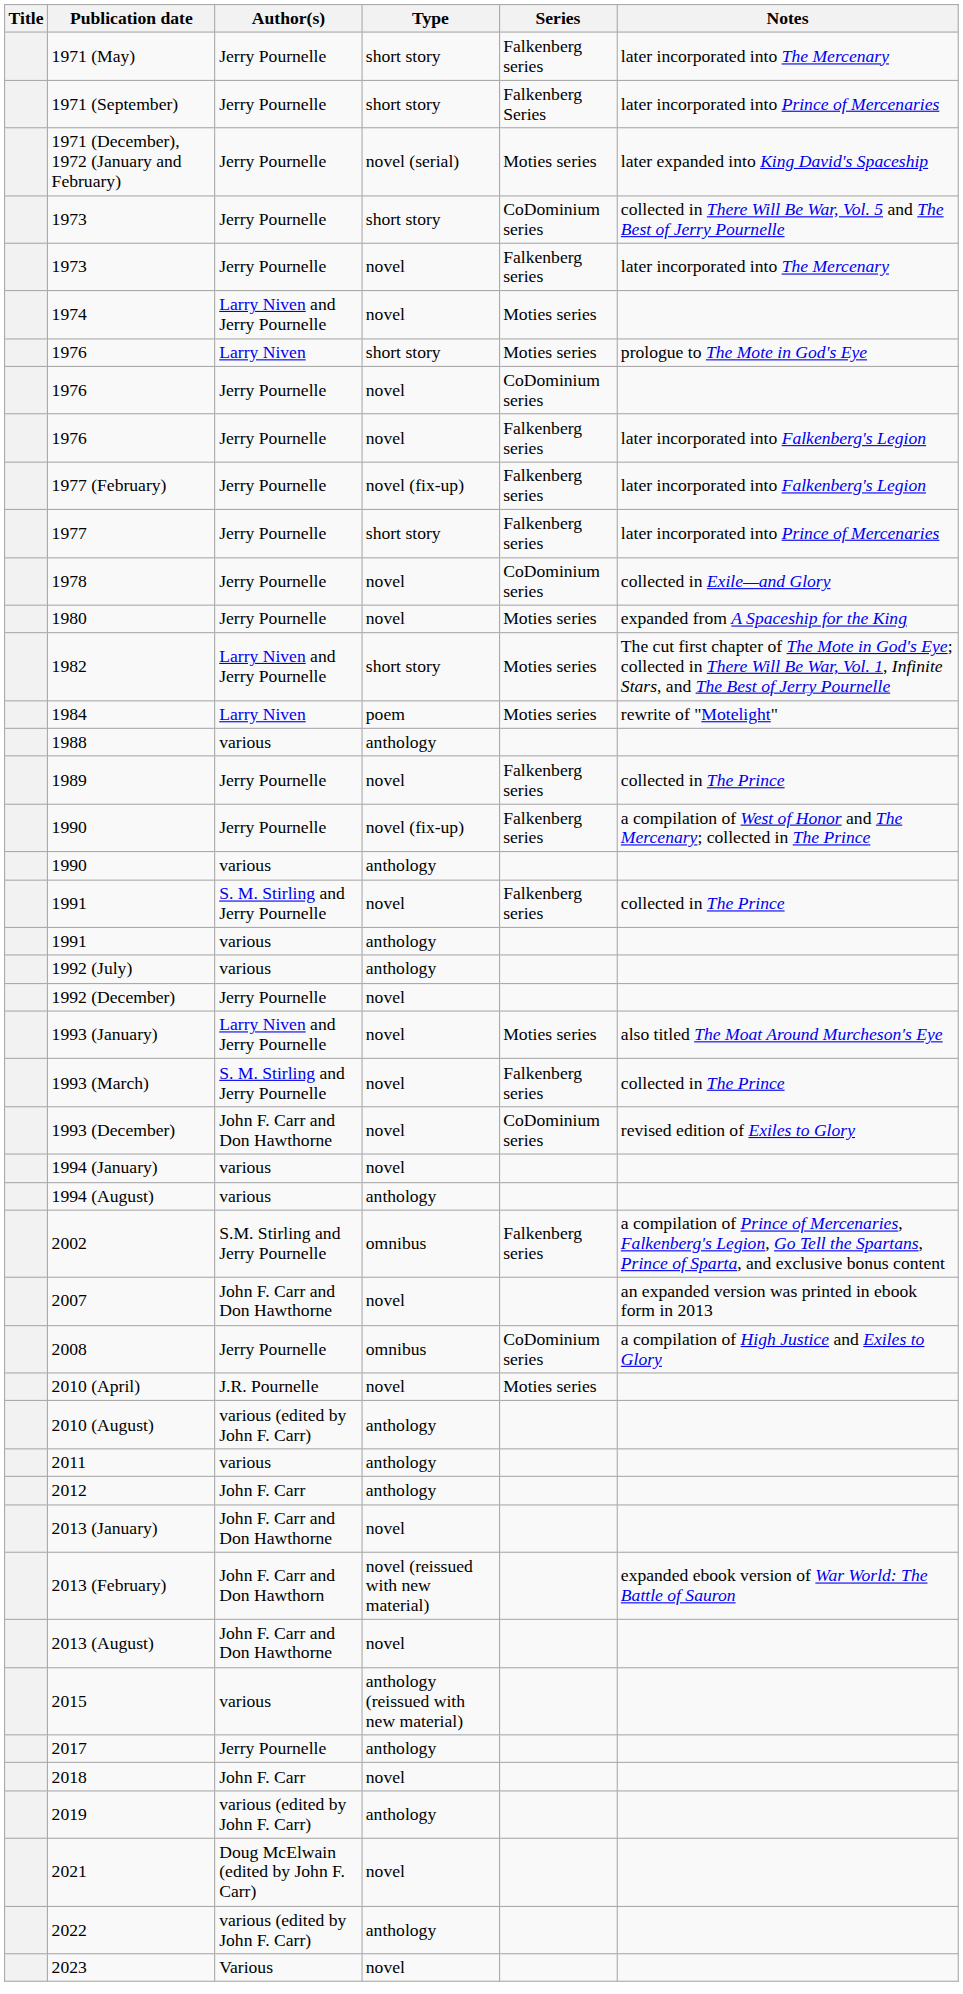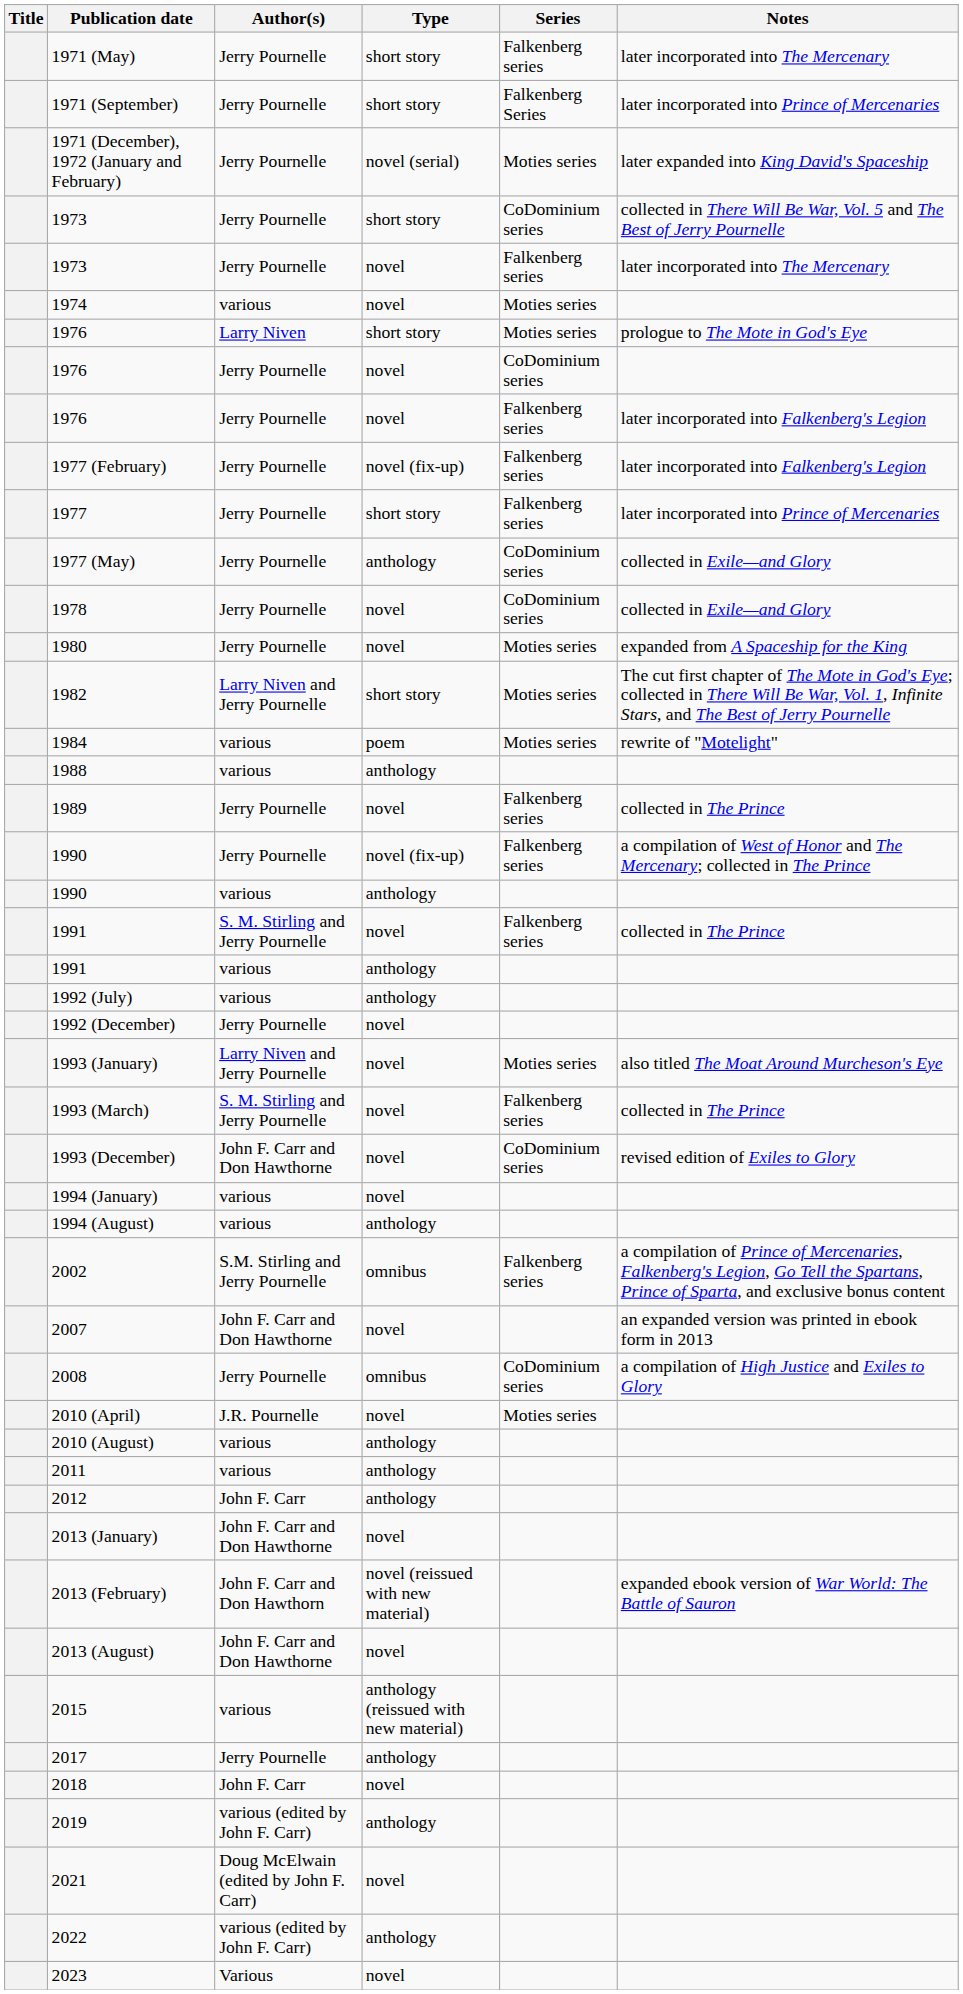(277, 314) Larry Niven and Jerry Pournelle -> (245, 304) various
+ row: (93, 561)
(262, 714) Larry Niven -> (245, 742) various
(283, 1424) various (edited by John F. Carr) -> (245, 1442) various
